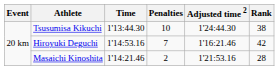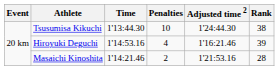(166, 44) 7 -> (166, 44) 4
(261, 44) 42 -> (261, 44) 39
